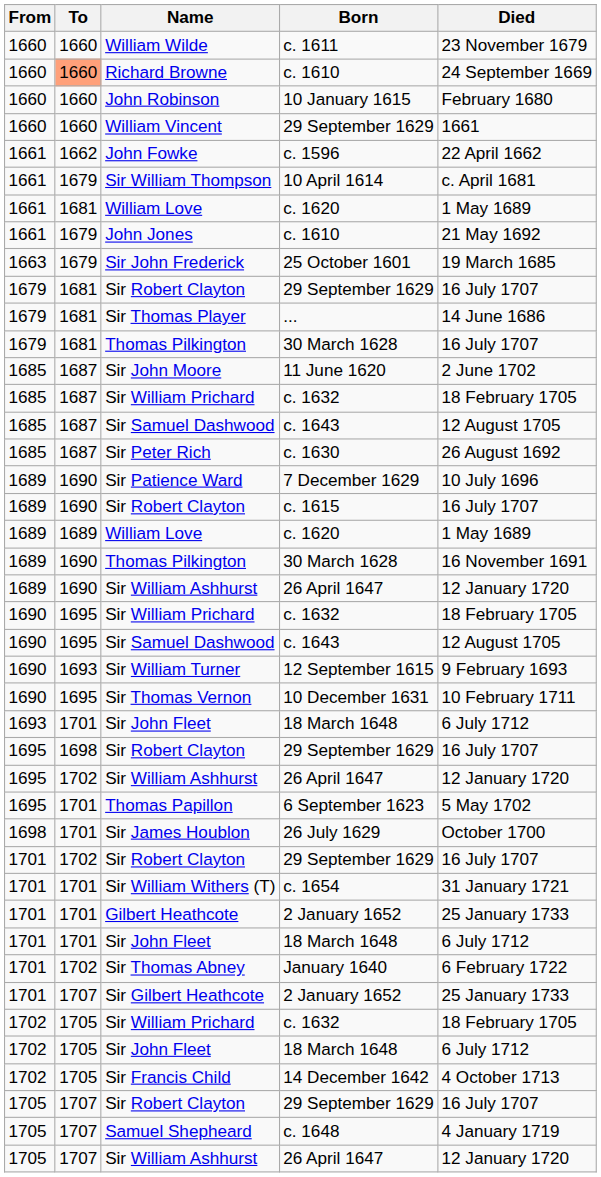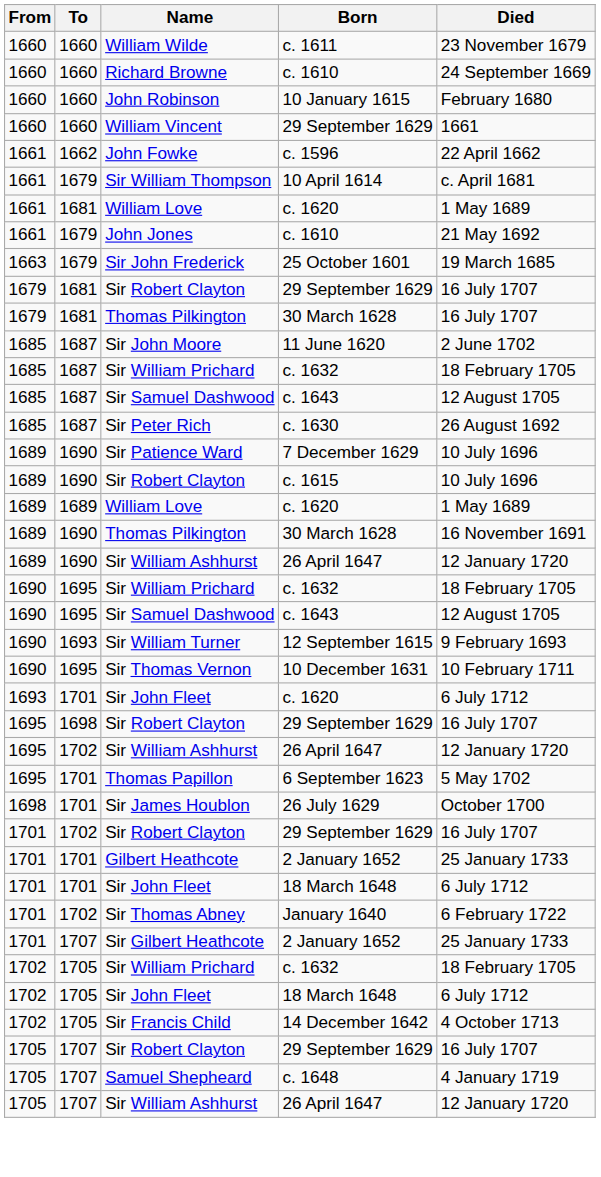(78, 72) lightsalmon background -> (78, 72) no background
- row: (28, 316)
(490, 506) 16 July 1707 -> (489, 479) 10 July 1696
(340, 724) 18 March 1648 -> (310, 696) c. 1620
- row: (28, 886)
